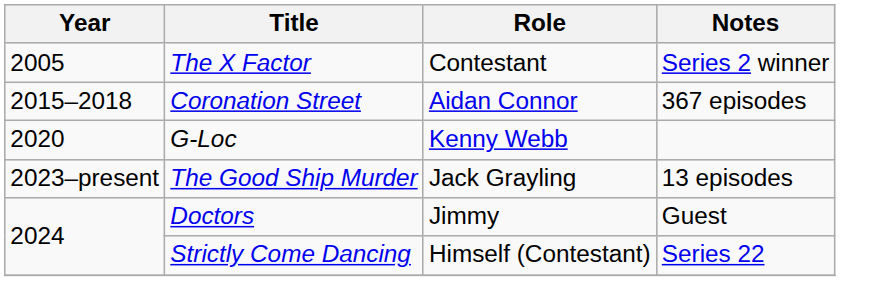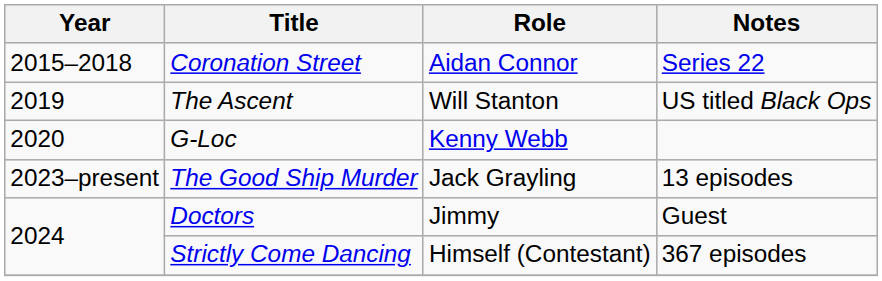- row: (241, 62)
(734, 100) 367 episodes -> (713, 62) Series 22
+ row: (231, 100)
(713, 255) Series 22 -> (734, 255) 367 episodes
